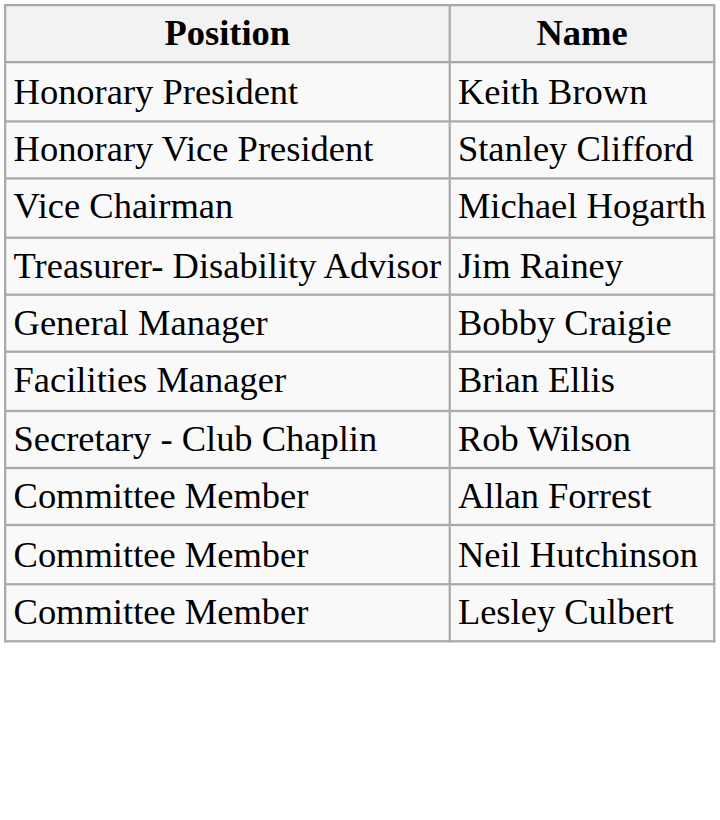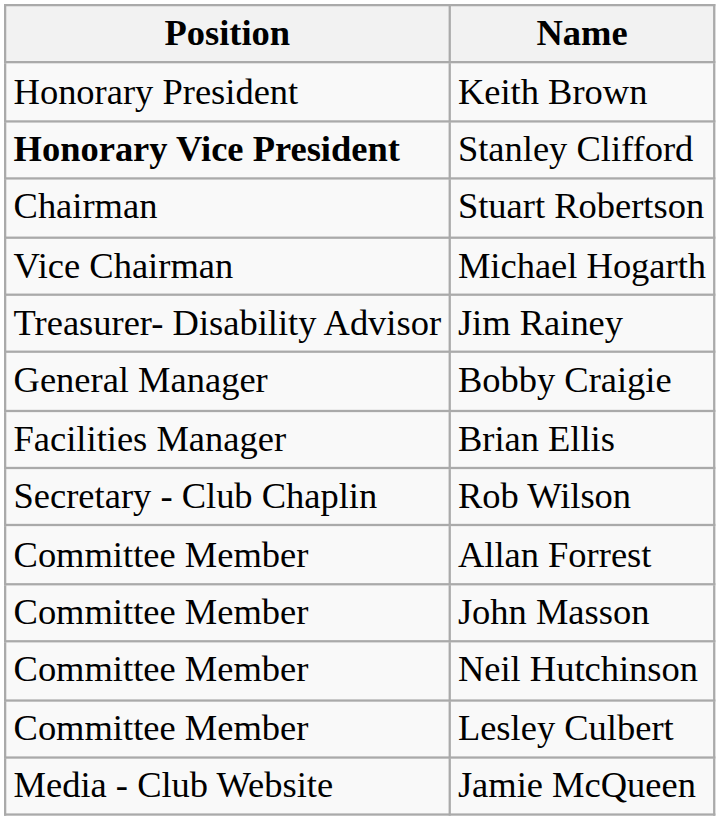(193, 149) normal -> (207, 149) bold
+ row: (581, 206)
+ row: (554, 611)
+ row: (577, 785)
